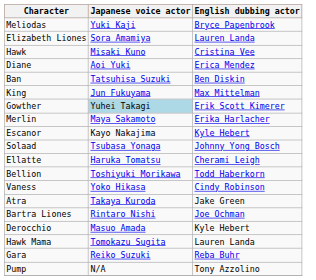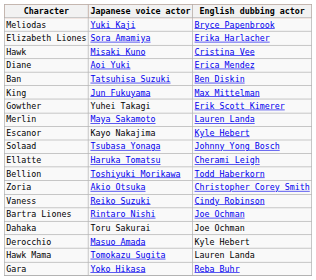(225, 38) Lauren Landa -> (232, 38) Erika Harlacher
(120, 106) lightblue background -> (120, 106) no background
(232, 120) Erika Harlacher -> (225, 120) Lauren Landa
+ row: (19, 187)
(118, 187) Yoko Hikasa -> (120, 201) Reiko Suzuki
- row: (16, 201)
+ row: (21, 228)
(120, 255) Reiko Suzuki -> (118, 269) Yoko Hikasa
- row: (16, 269)
